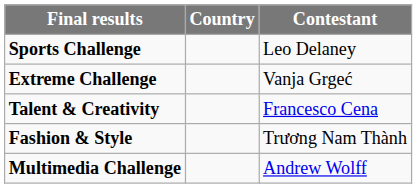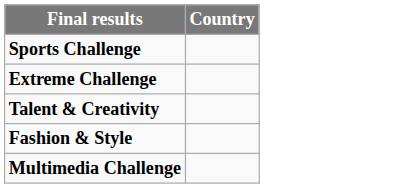- column: (335, 19)
